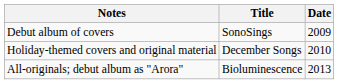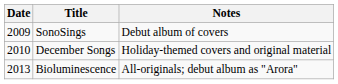columns swapped: (319, 13) <-> (112, 13)
